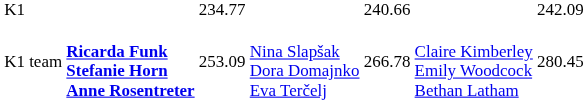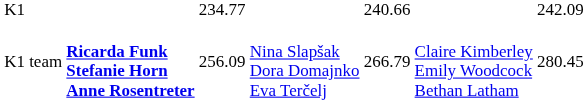(222, 61) 253.09 -> (222, 61) 256.09
(387, 61) 266.78 -> (387, 61) 266.79
